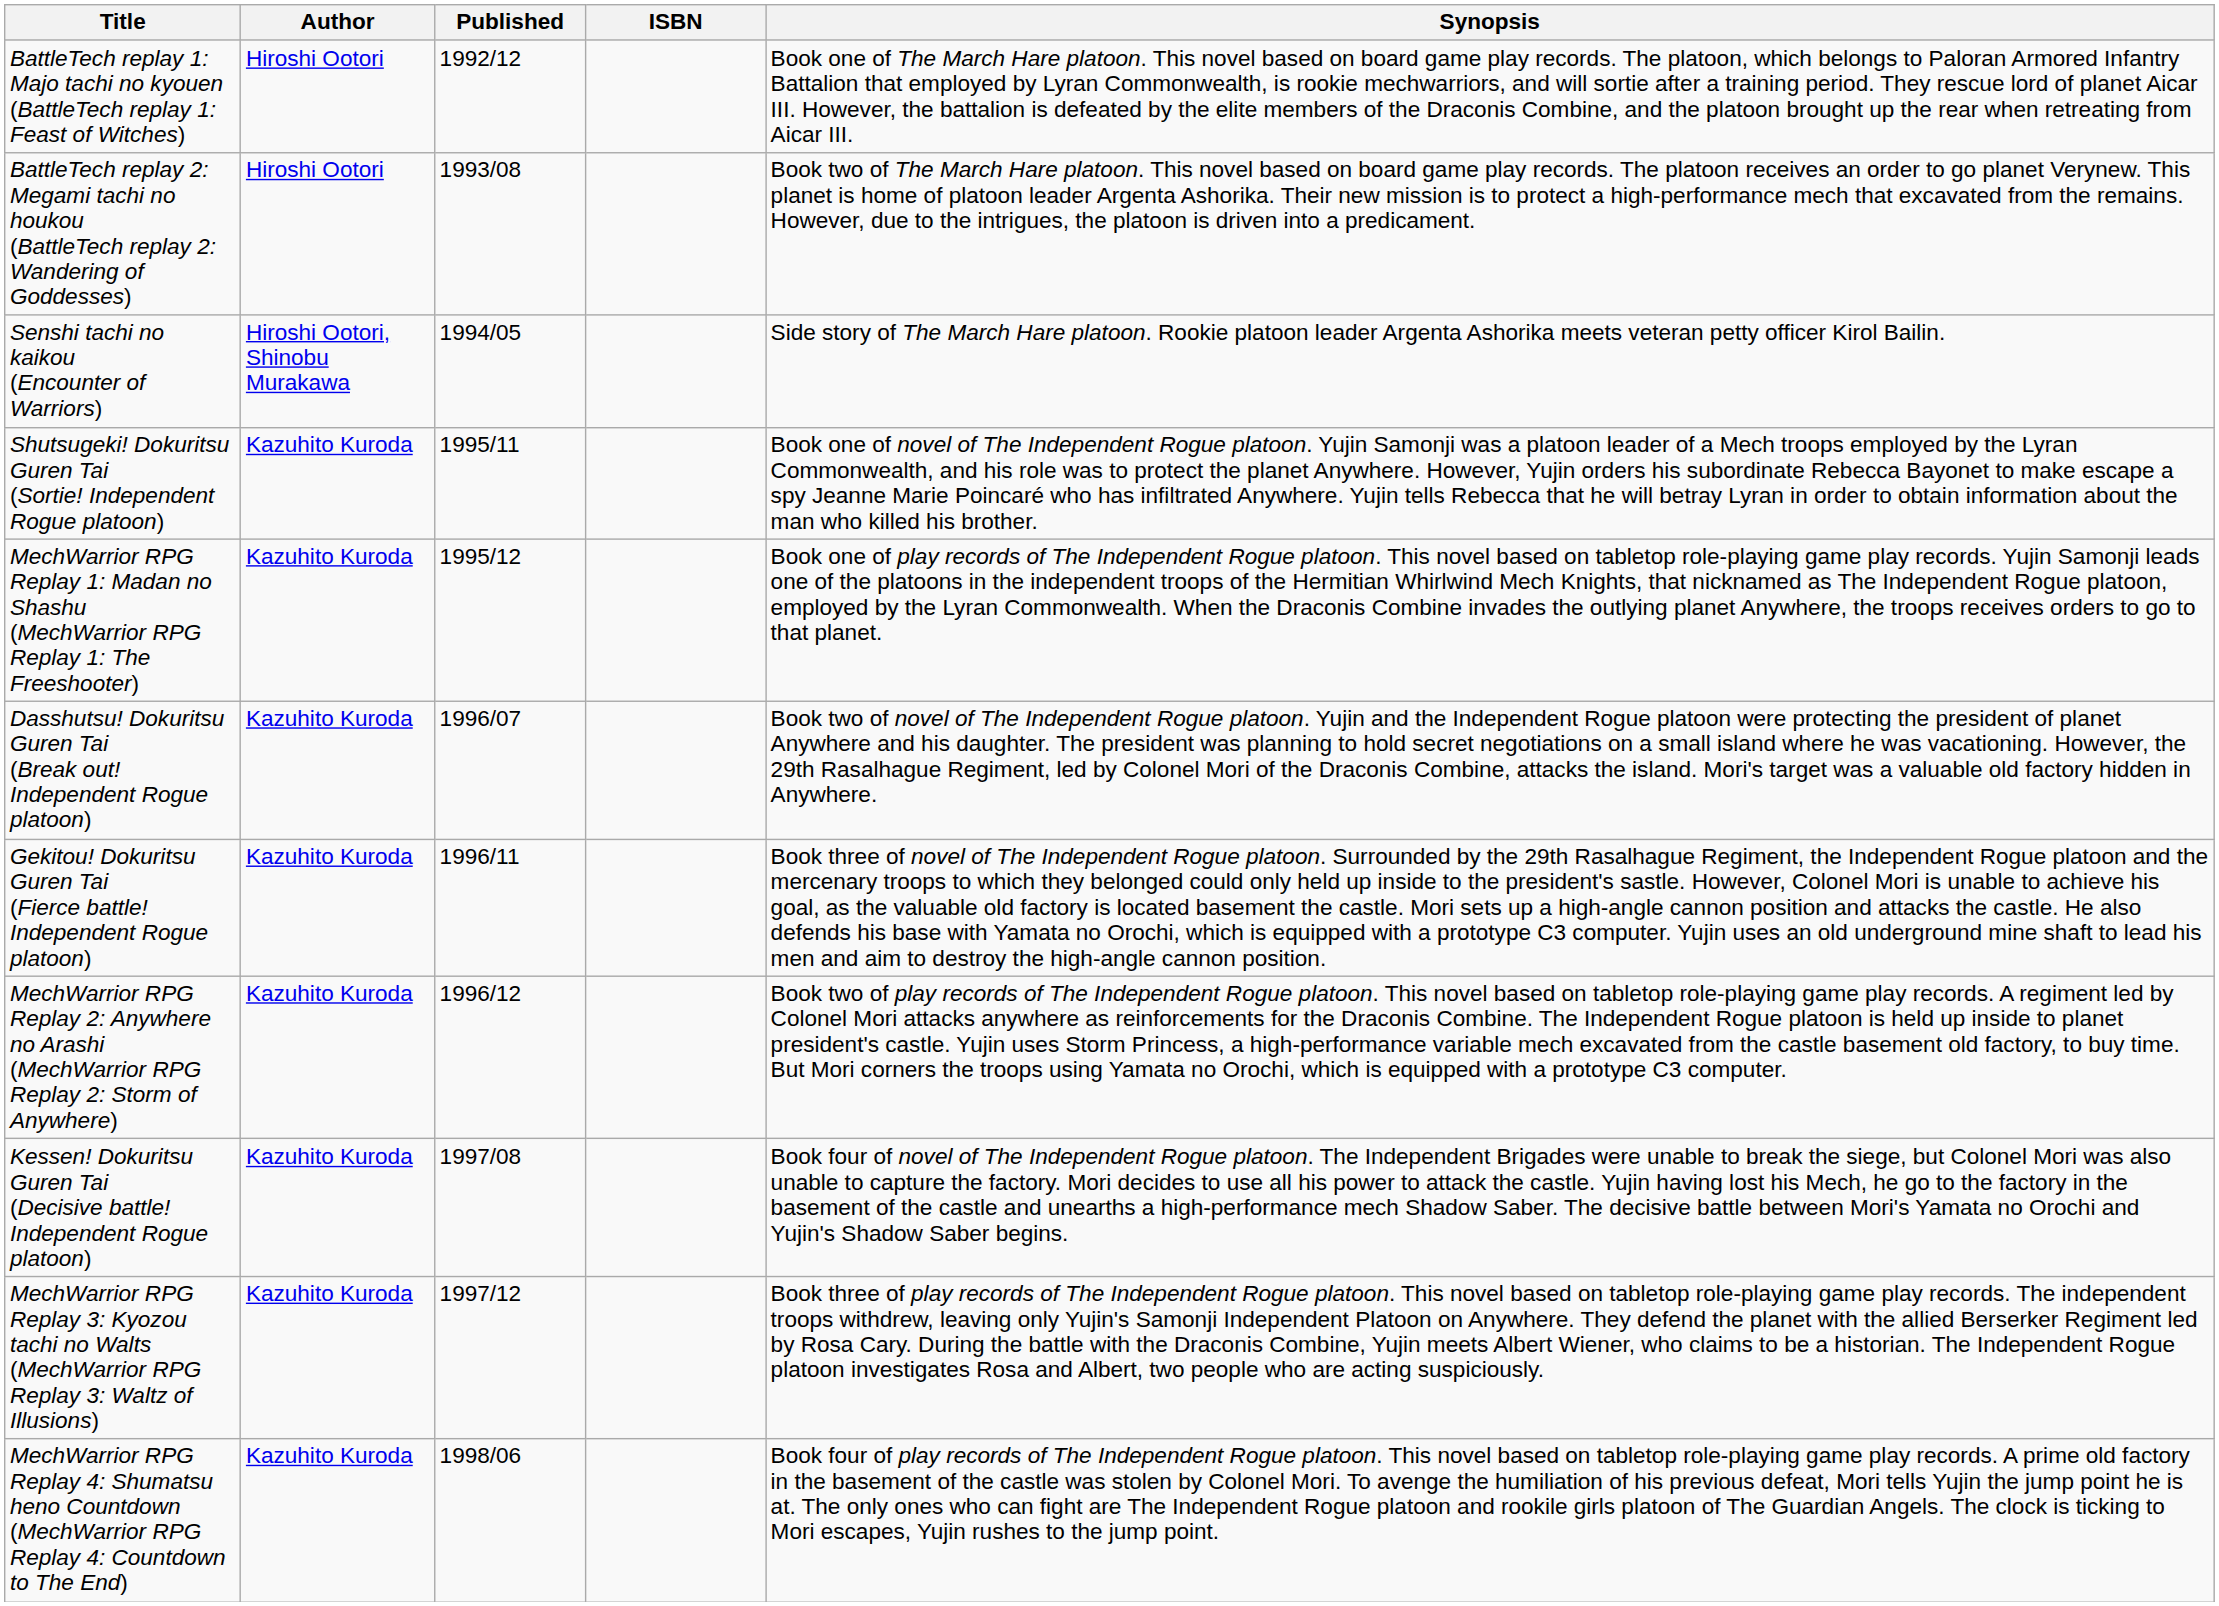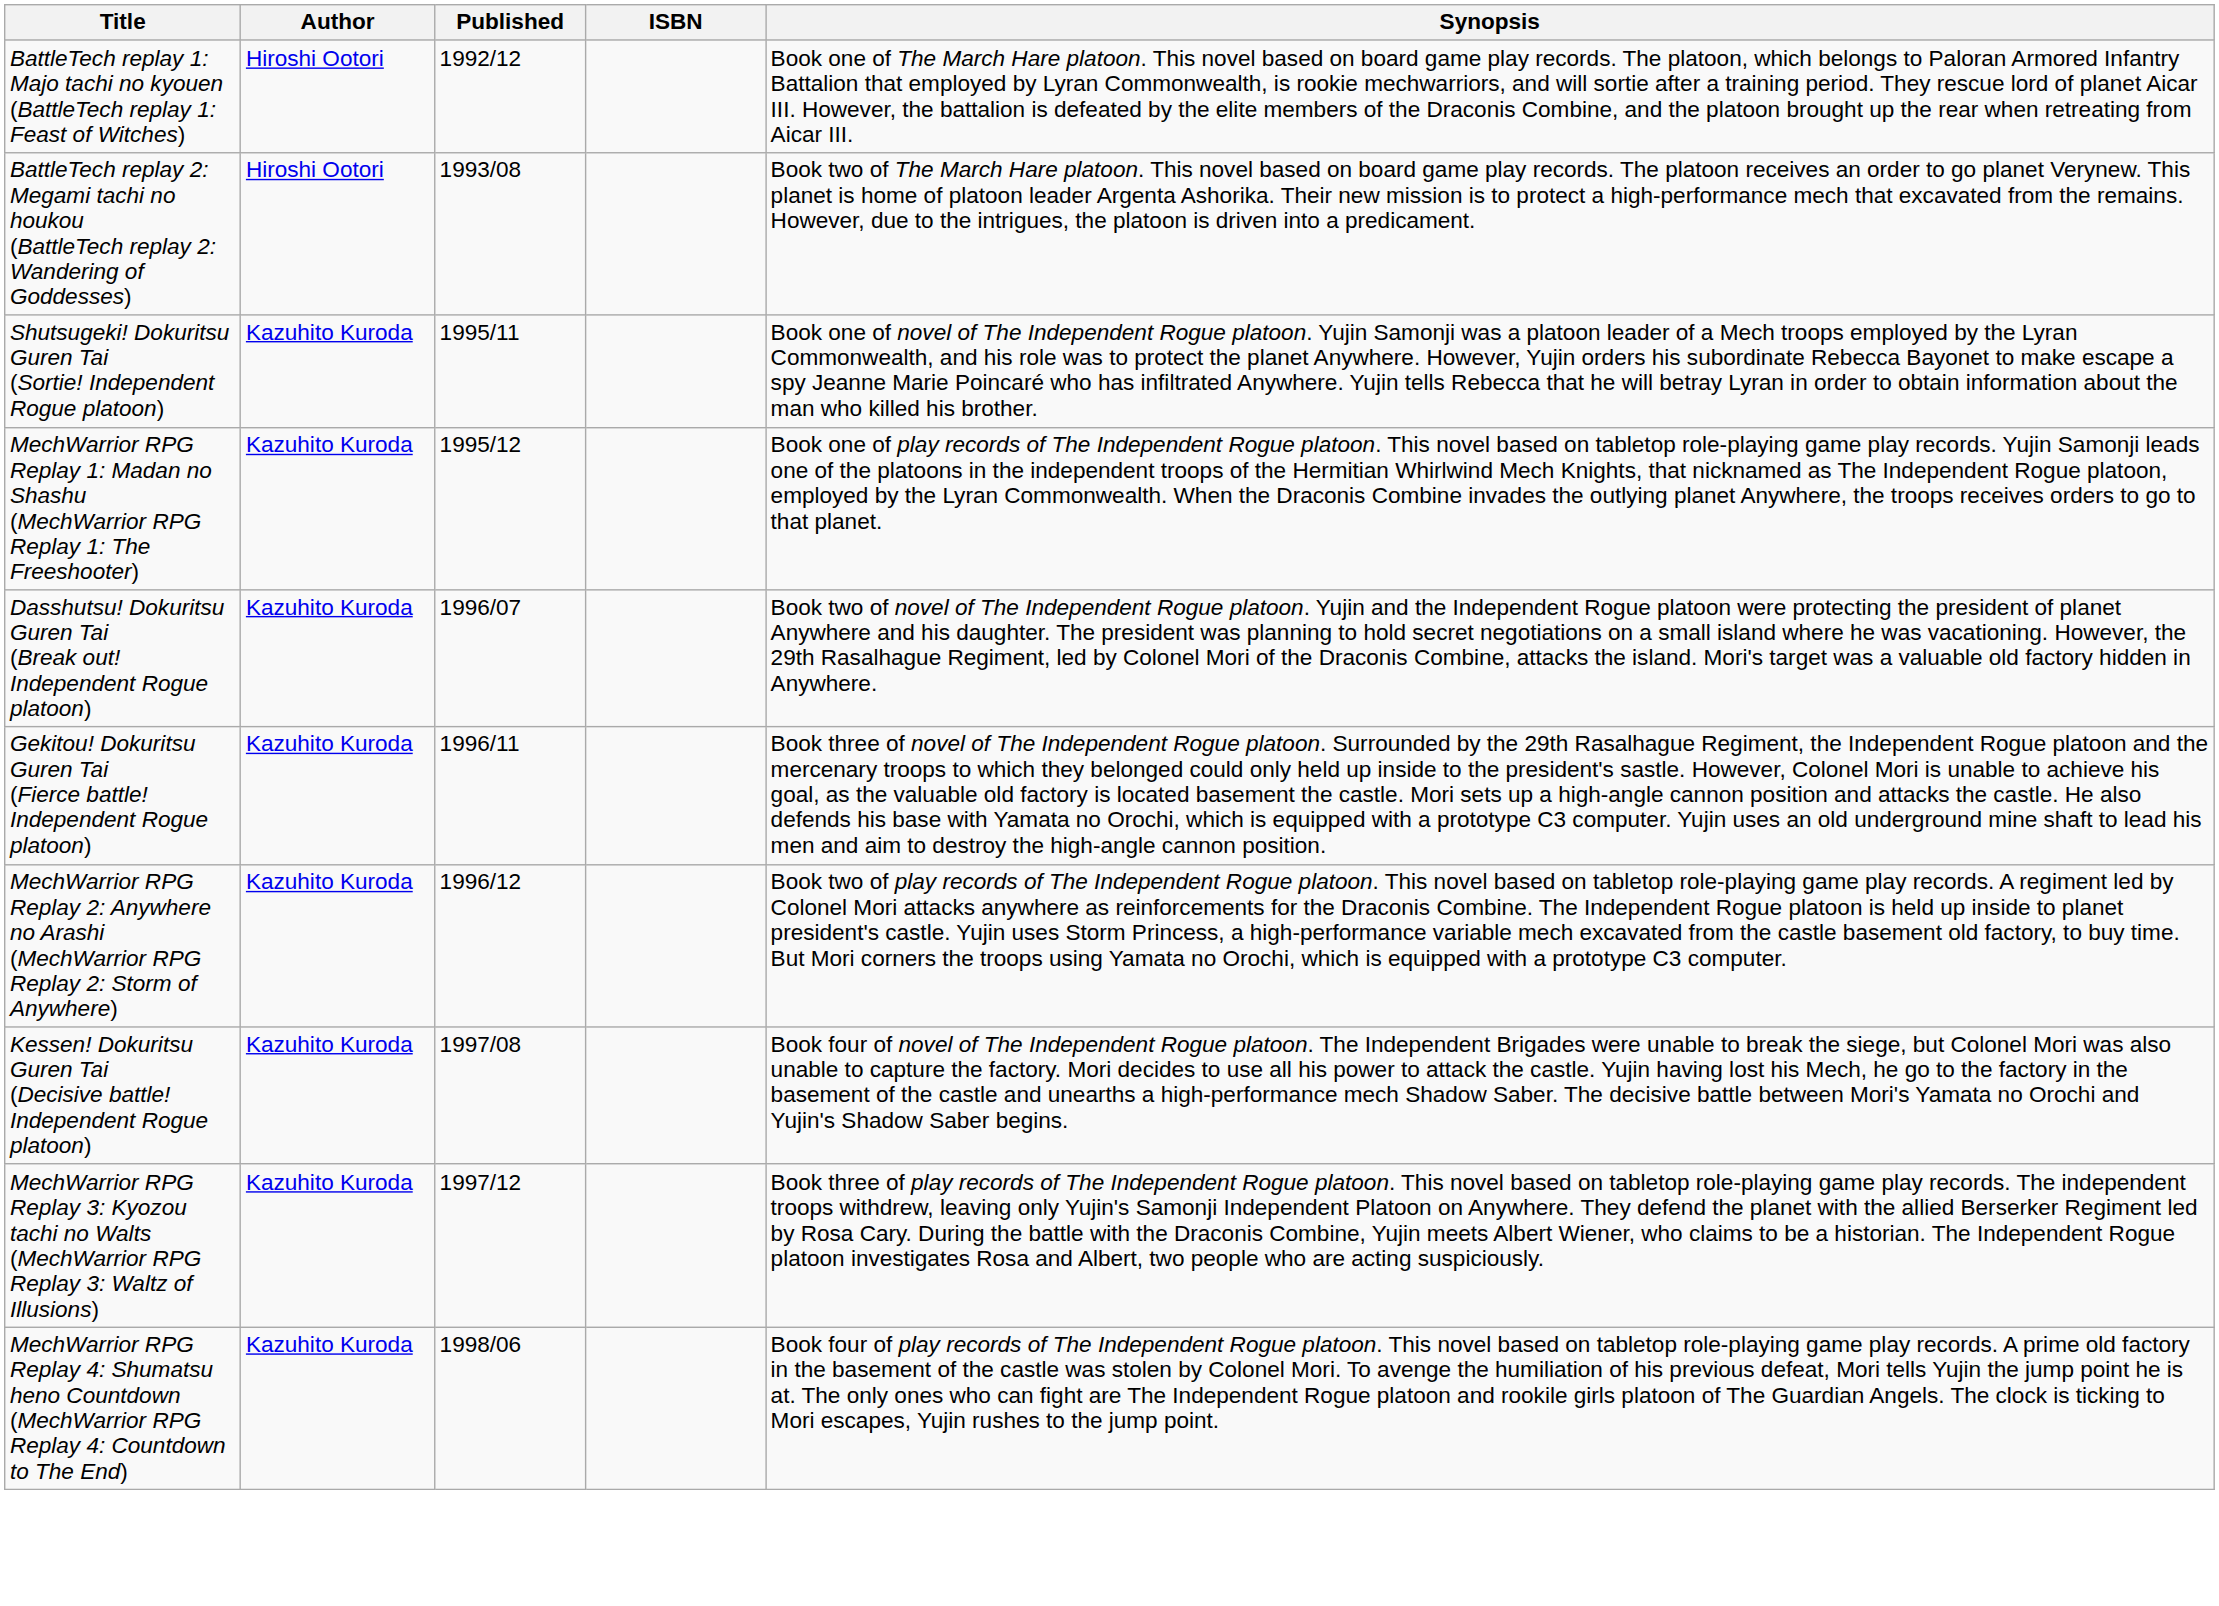- row: (87, 370)
